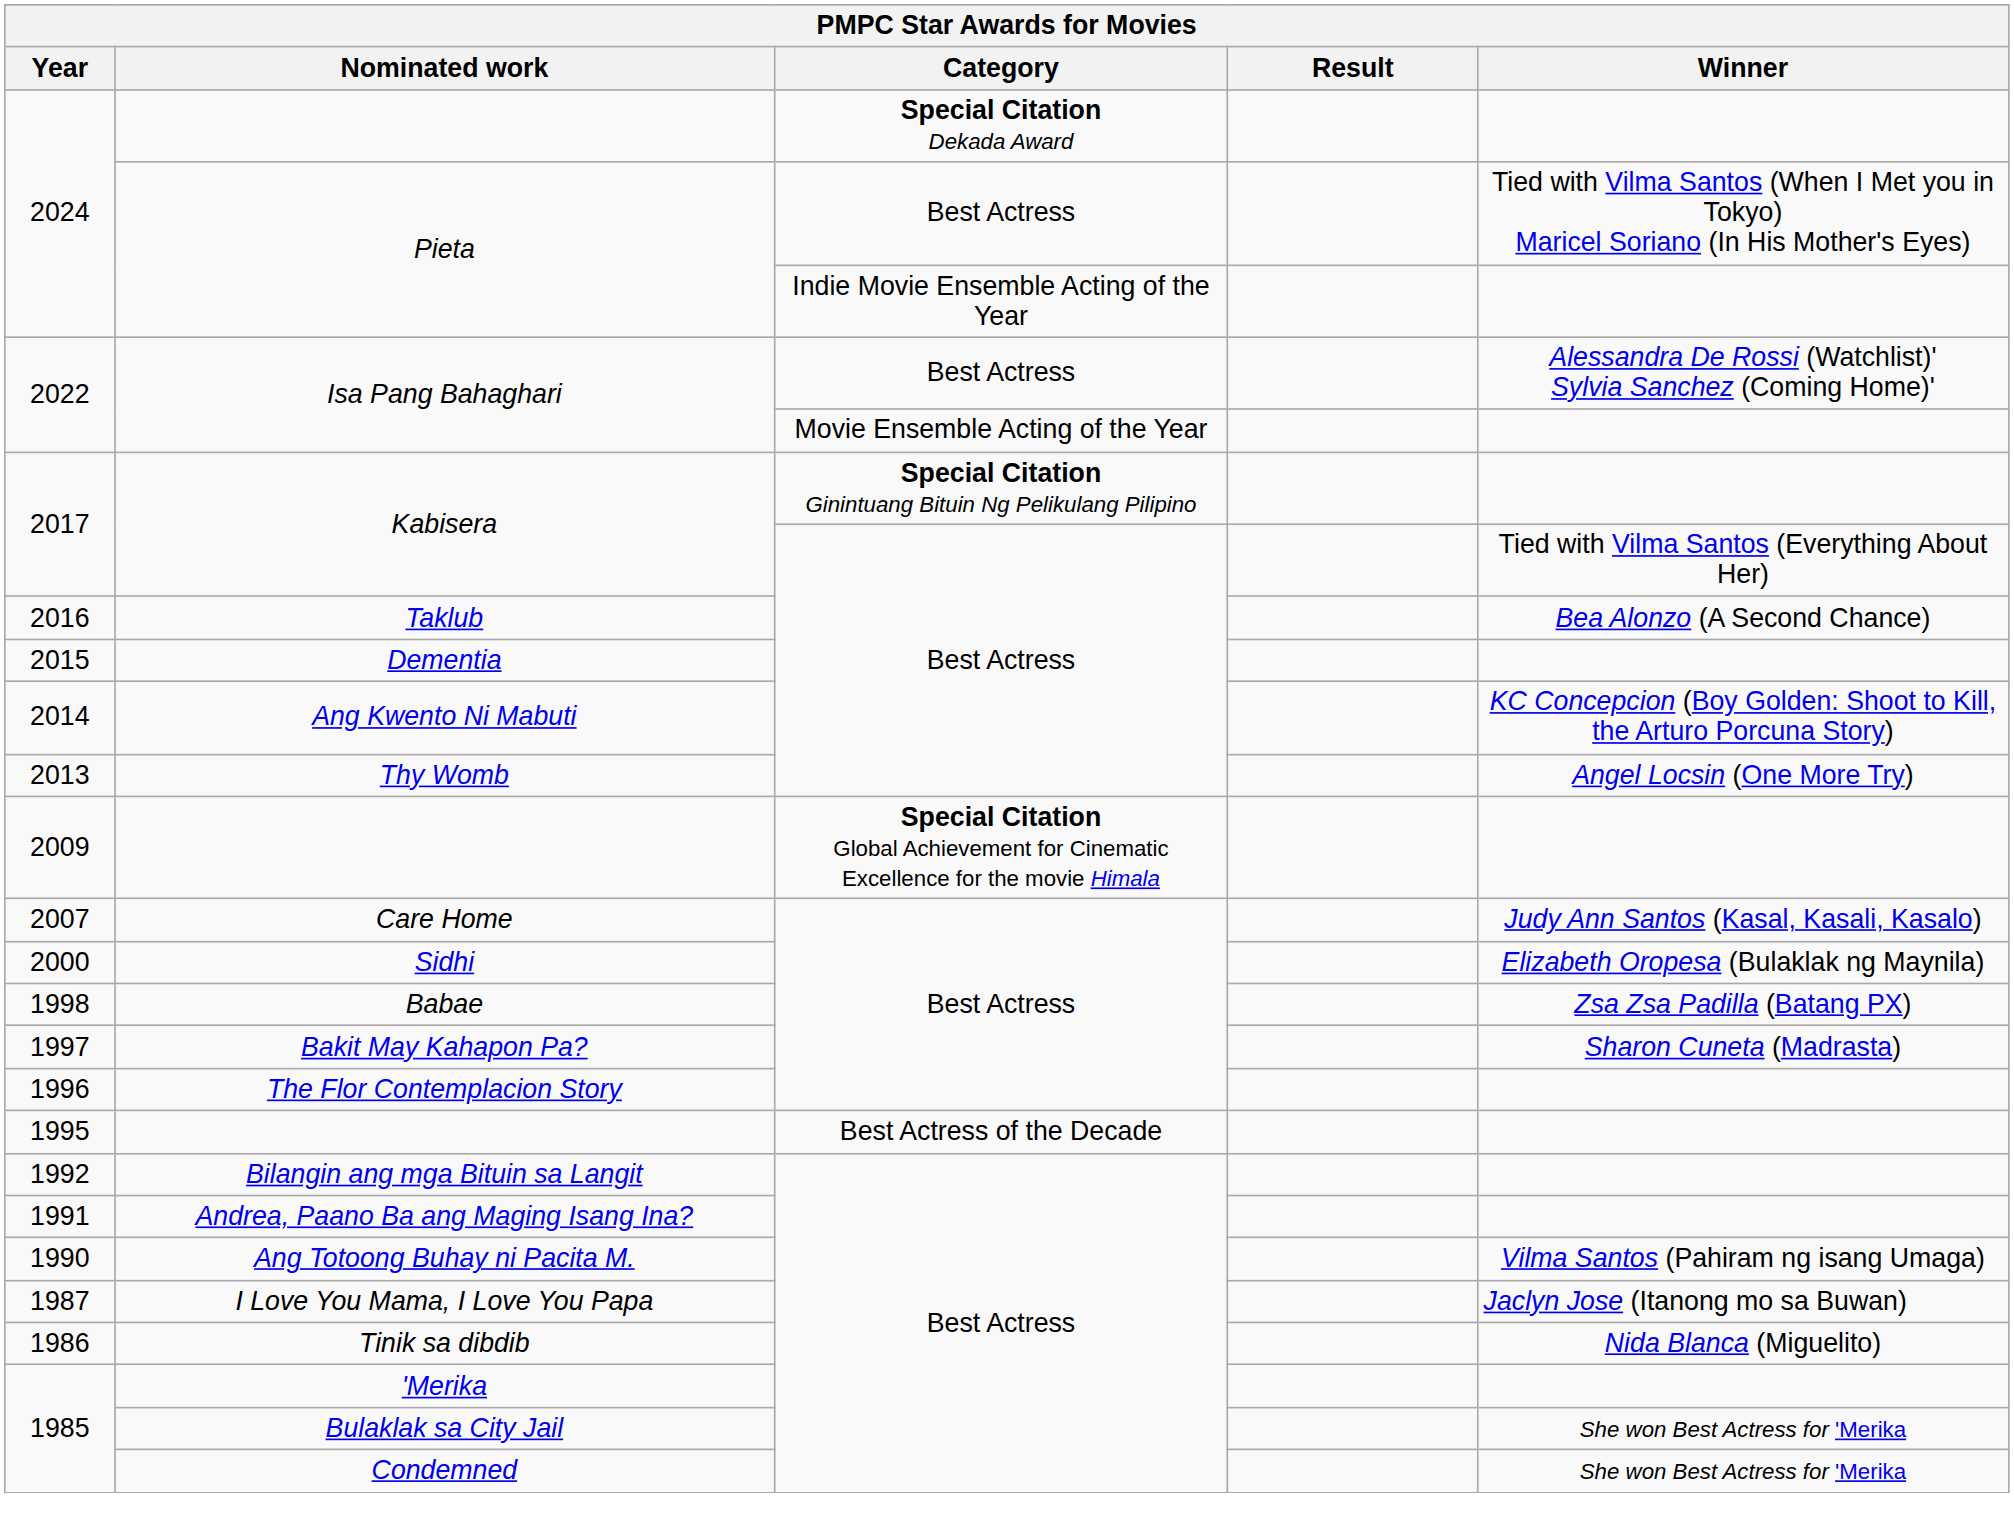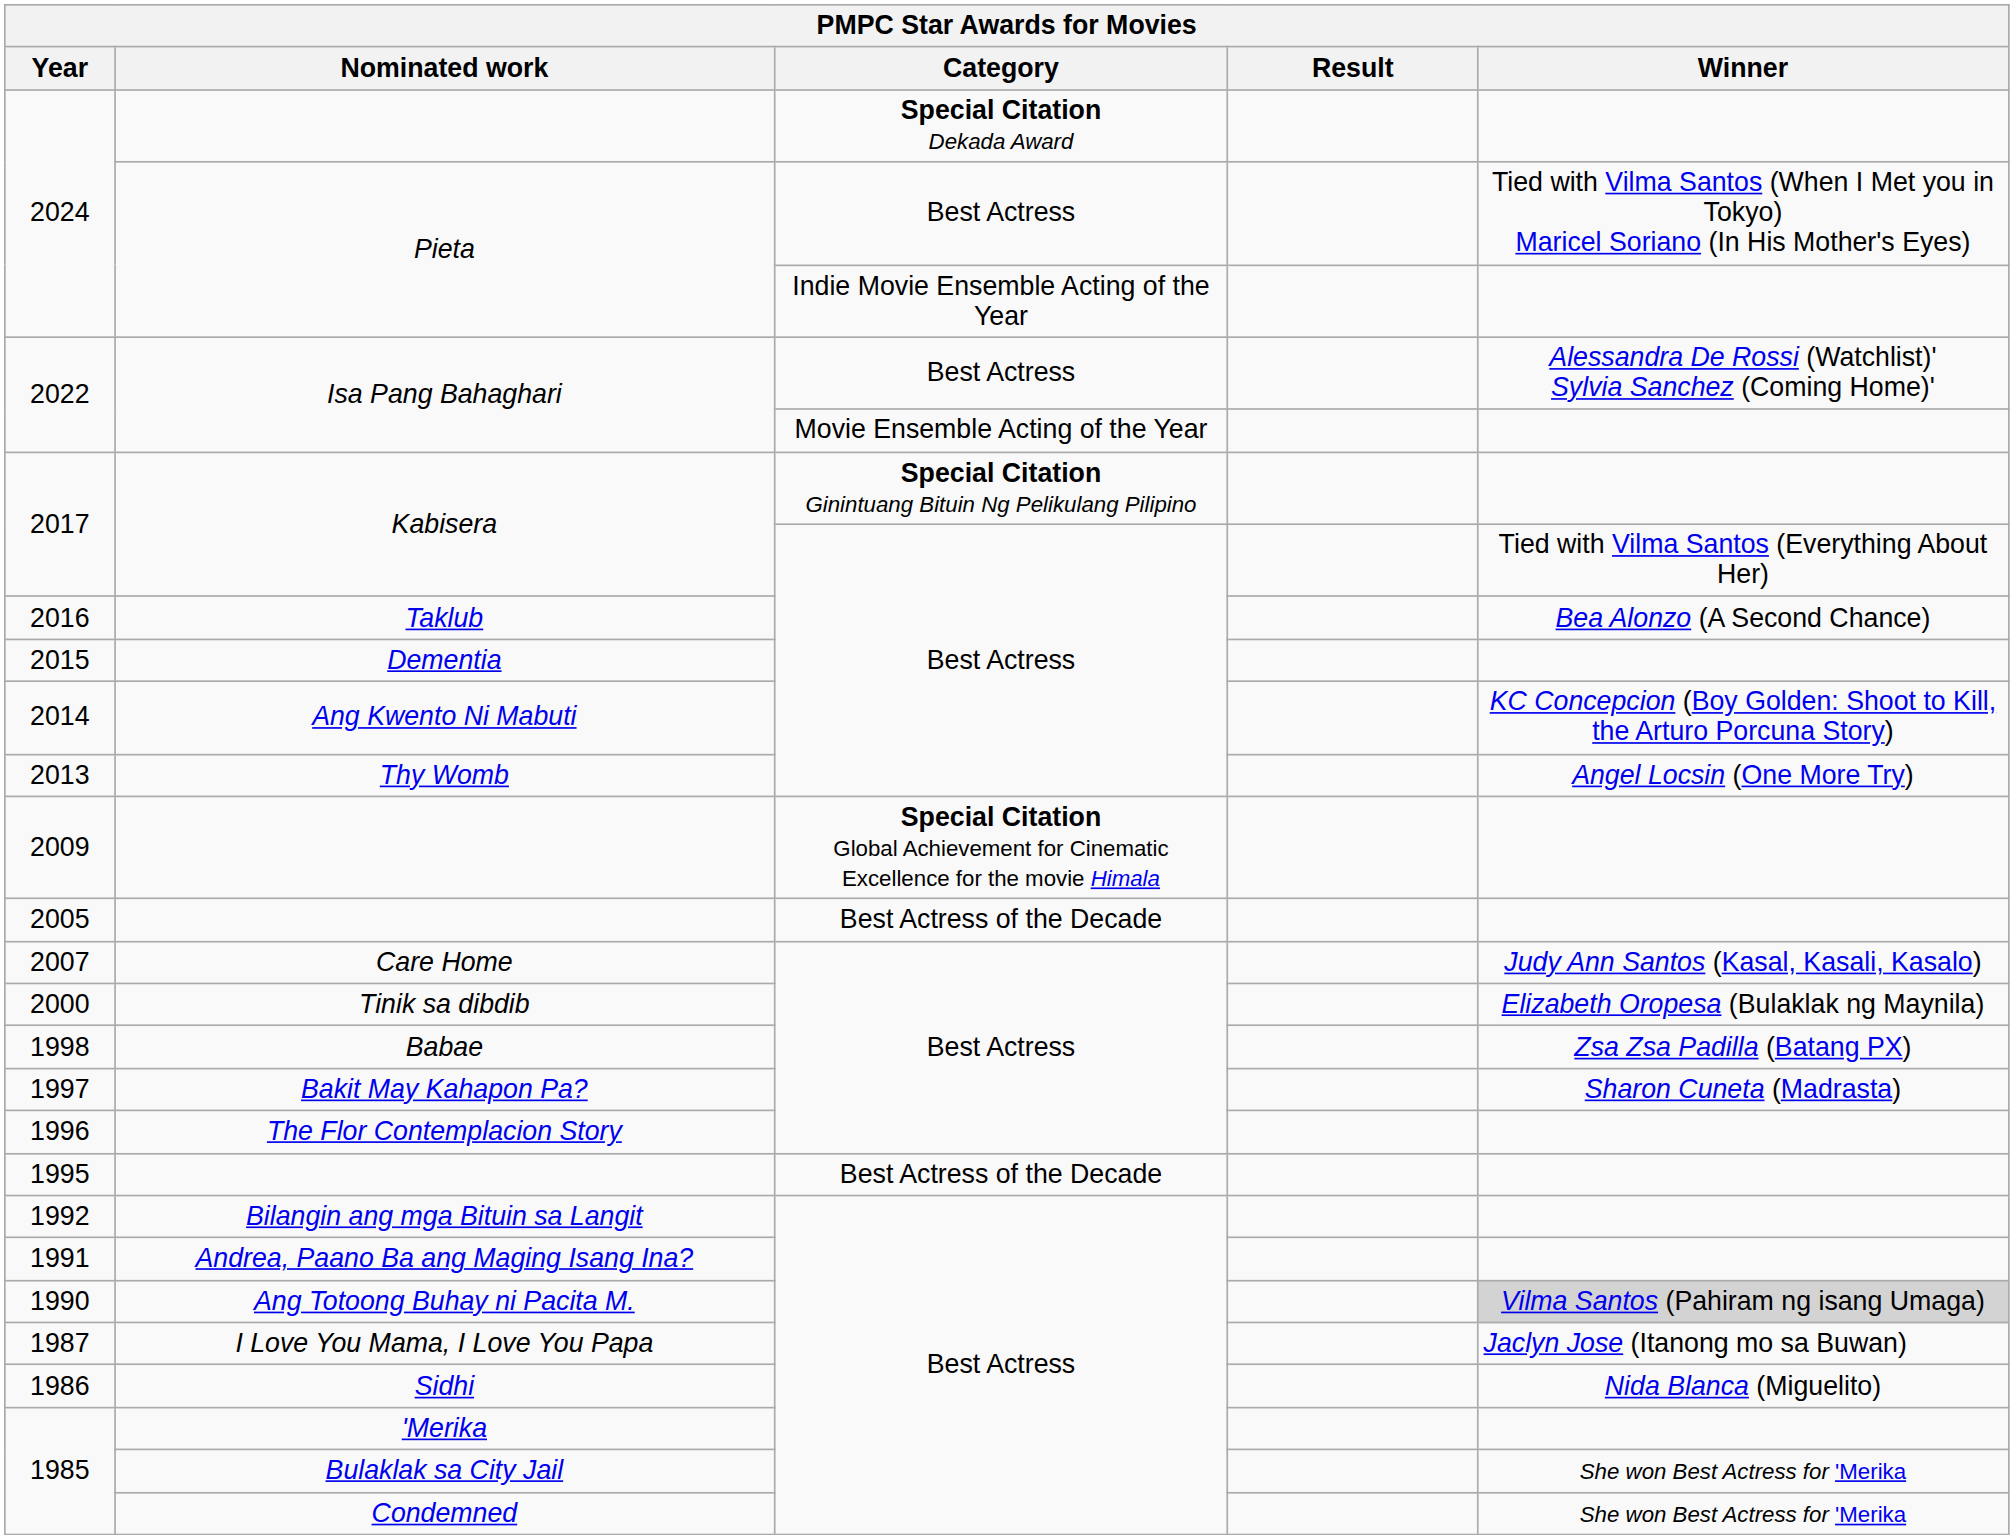+ row: (60, 919)
(444, 961) Sidhi -> (444, 1004) Tinik sa dibdib
(1743, 1258) no background -> (1743, 1300) lightgrey background
(444, 1343) Tinik sa dibdib -> (444, 1385) Sidhi
